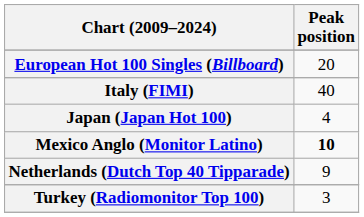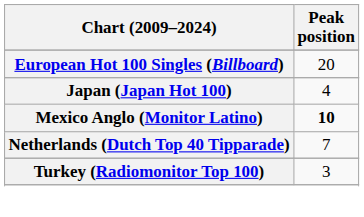- row: (149, 90)
(326, 171) 9 -> (326, 144) 7
